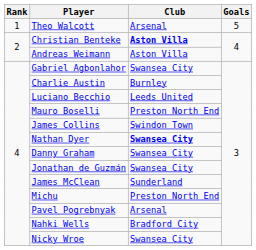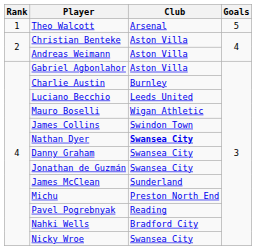(159, 40) bold -> (159, 40) normal
(162, 68) Swansea City -> (159, 68) Aston Villa
(175, 111) Preston North End -> (167, 111) Wigan Athletic
(148, 210) Arsenal -> (148, 210) Reading
